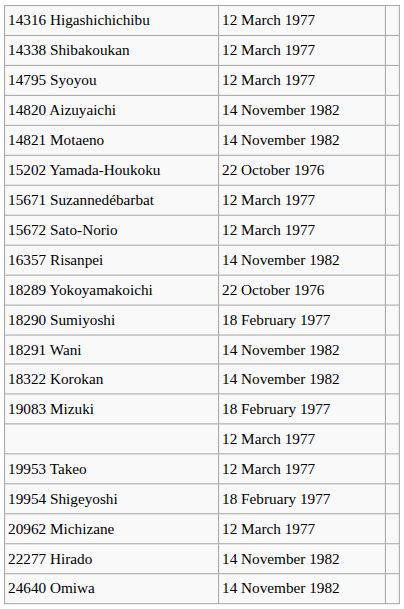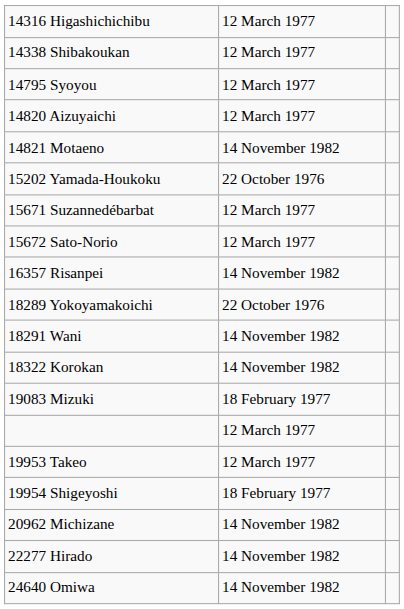(281, 110) 14 November 1982 -> (269, 115) 12 March 1977
- row: (62, 319)
(269, 528) 12 March 1977 -> (281, 524) 14 November 1982
